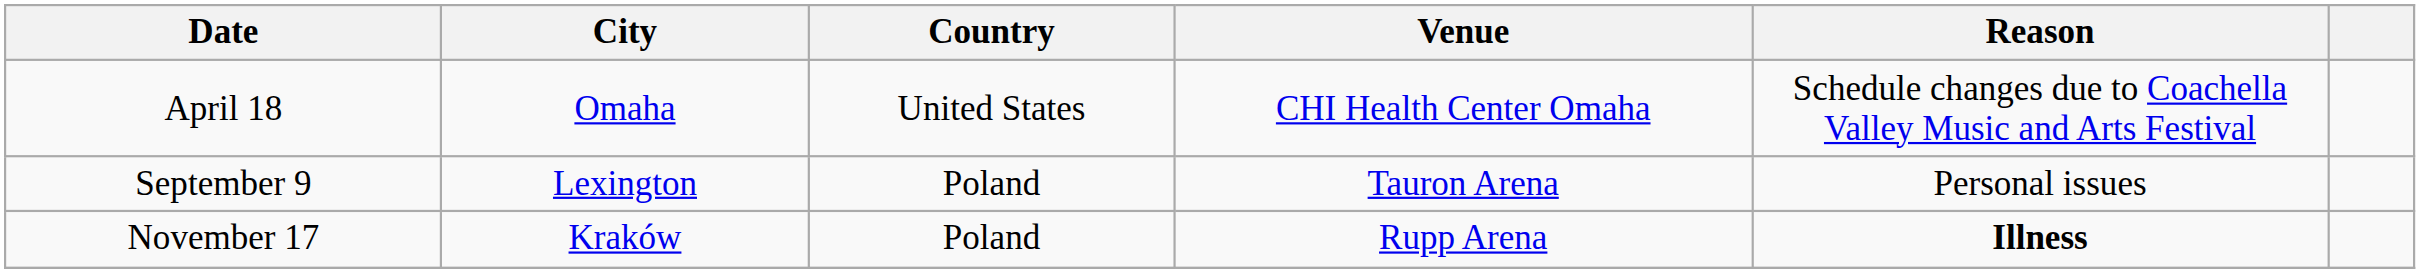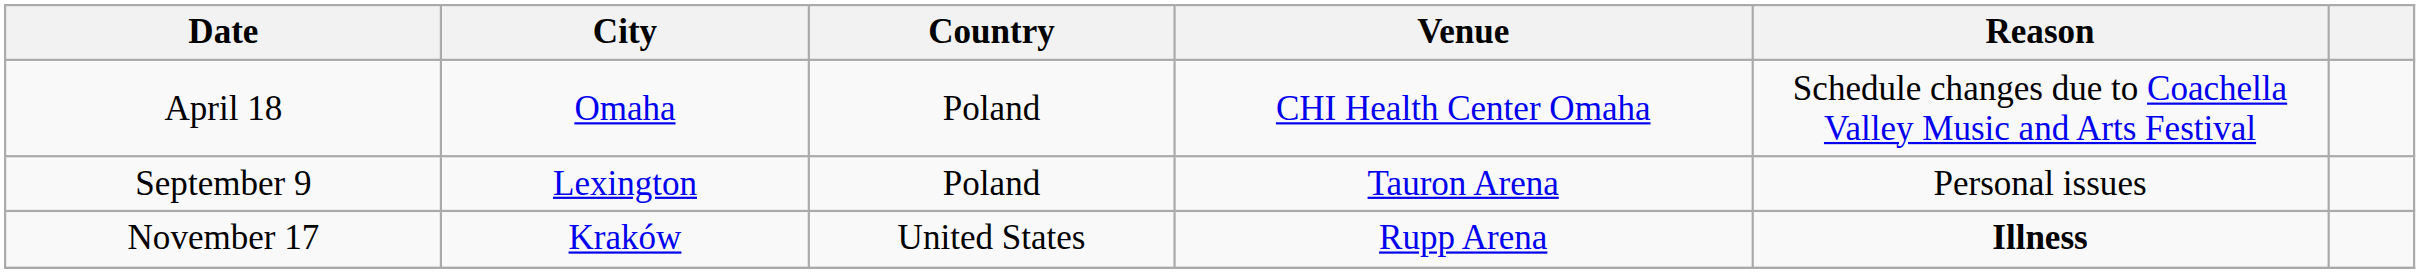(992, 107) United States -> (992, 107) Poland
(992, 238) Poland -> (992, 238) United States
